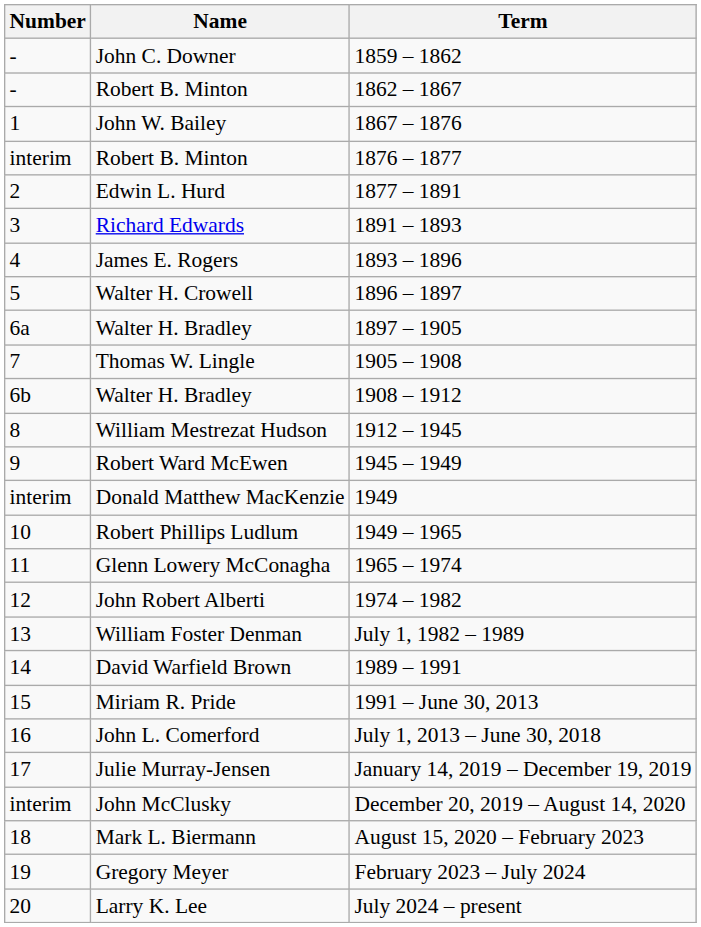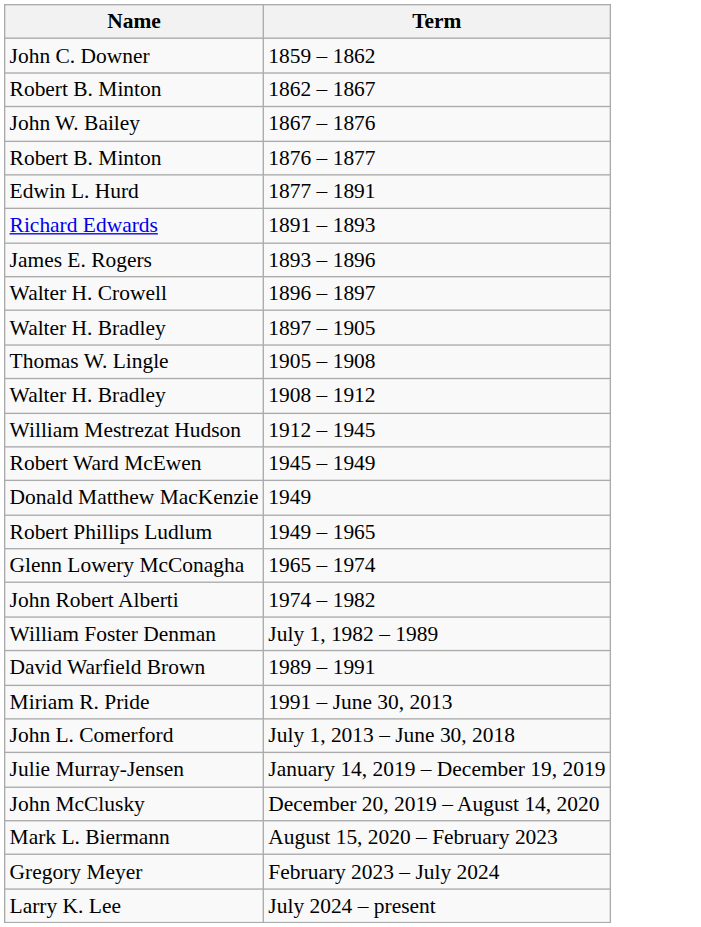- column: (48, 21)
